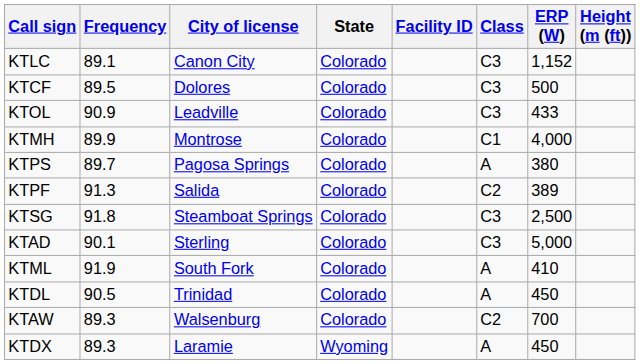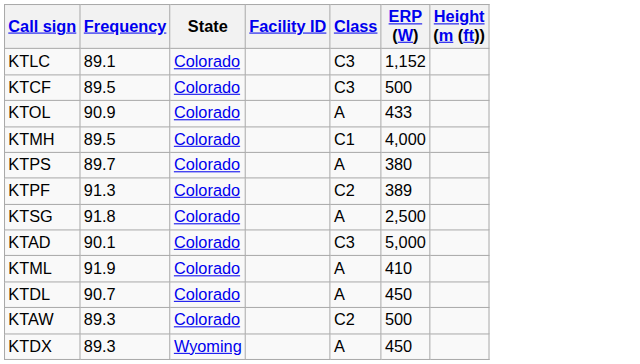- column: (243, 26)
(491, 113) C3 -> (339, 113) A
(100, 139) 89.9 -> (100, 139) 89.5
(491, 216) C3 -> (339, 216) A
(100, 294) 90.5 -> (100, 294) 90.7
(545, 320) 700 -> (399, 320) 500
